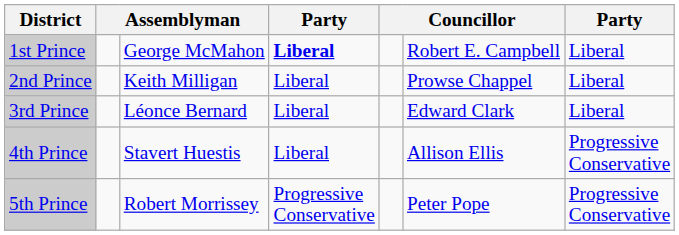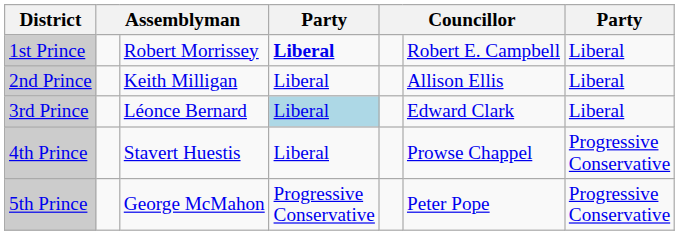(194, 50) George McMahon -> (191, 50) Robert Morrissey
(470, 80) Prowse Chappel -> (455, 80) Allison Ellis
(301, 111) no background -> (301, 111) lightblue background
(455, 152) Allison Ellis -> (470, 152) Prowse Chappel
(191, 204) Robert Morrissey -> (194, 204) George McMahon
